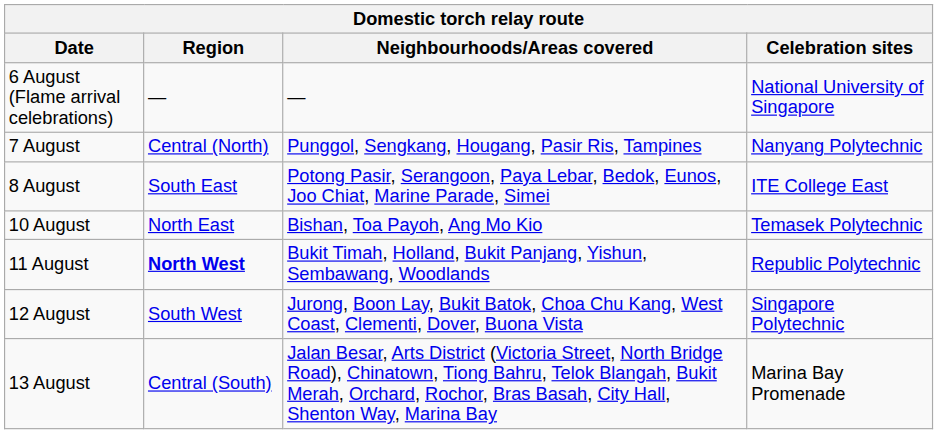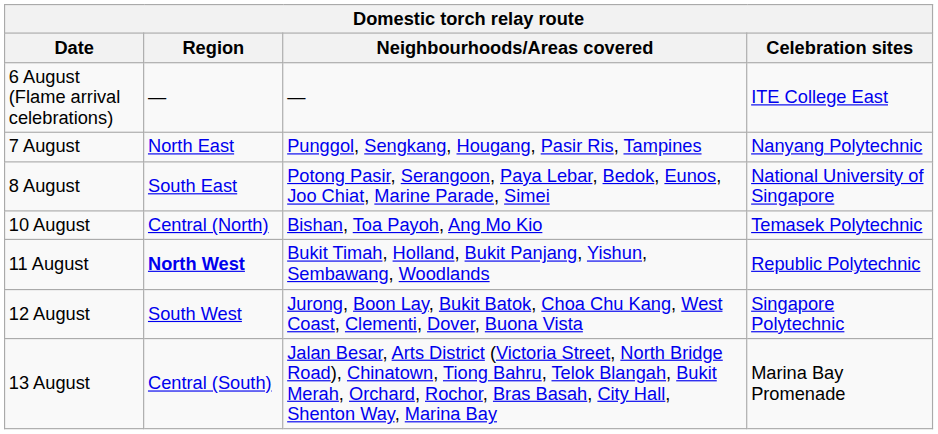(837, 97) National University of Singapore -> (820, 97) ITE College East
(208, 146) Central (North) -> (191, 146) North East
(820, 185) ITE College East -> (837, 185) National University of Singapore
(191, 225) North East -> (208, 225) Central (North)
